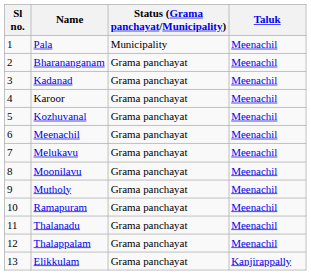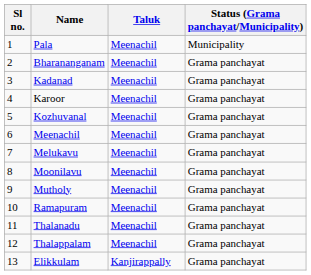columns swapped: (168, 20) <-> (267, 20)
